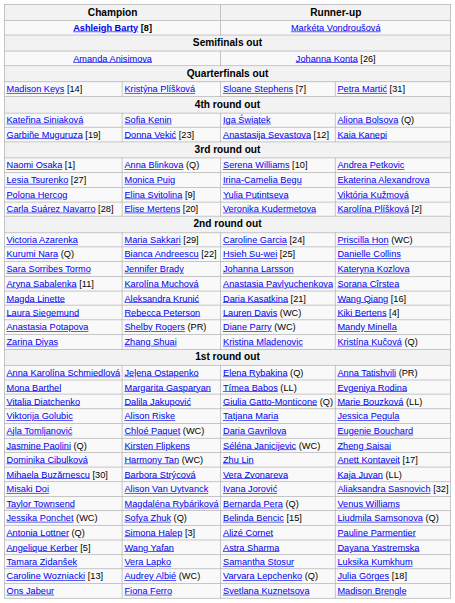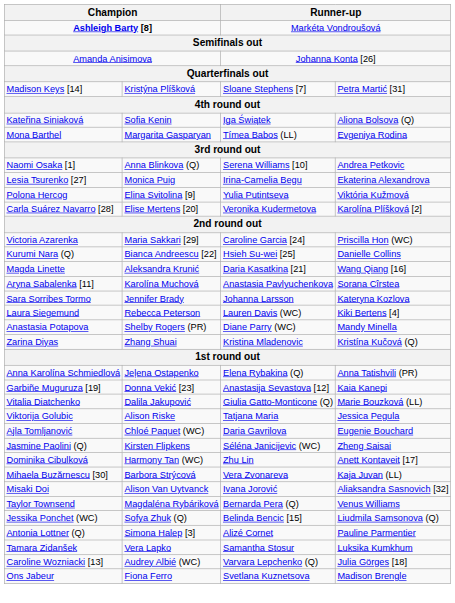rows swapped: (54, 135) <-> (34, 387)
rows swapped: (36, 298) <-> (49, 269)
- row: (48, 548)
